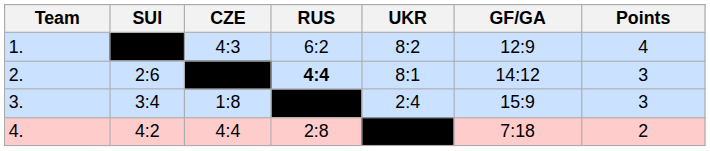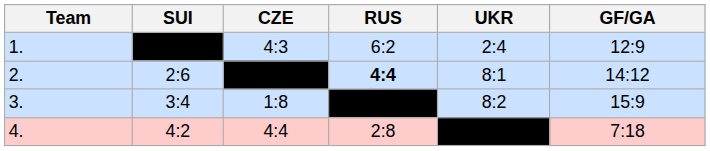- column: (643, 18)
(408, 46) 8:2 -> (494, 46) 2:4
(408, 103) 2:4 -> (494, 103) 8:2
